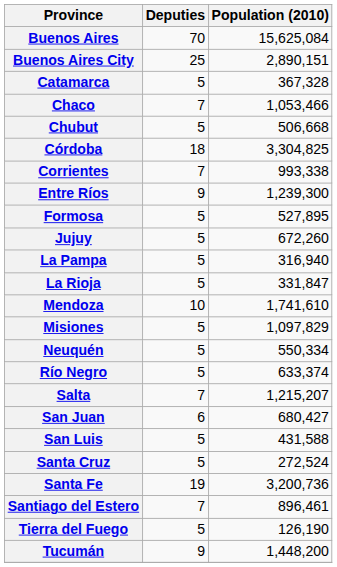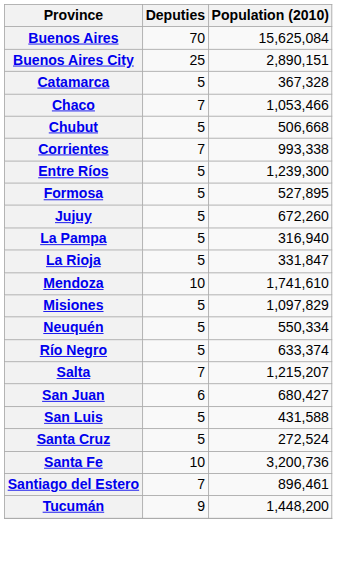- row: (73, 149)
(201, 194) 9 -> (201, 171) 5
(197, 484) 19 -> (197, 462) 10
- row: (73, 529)
